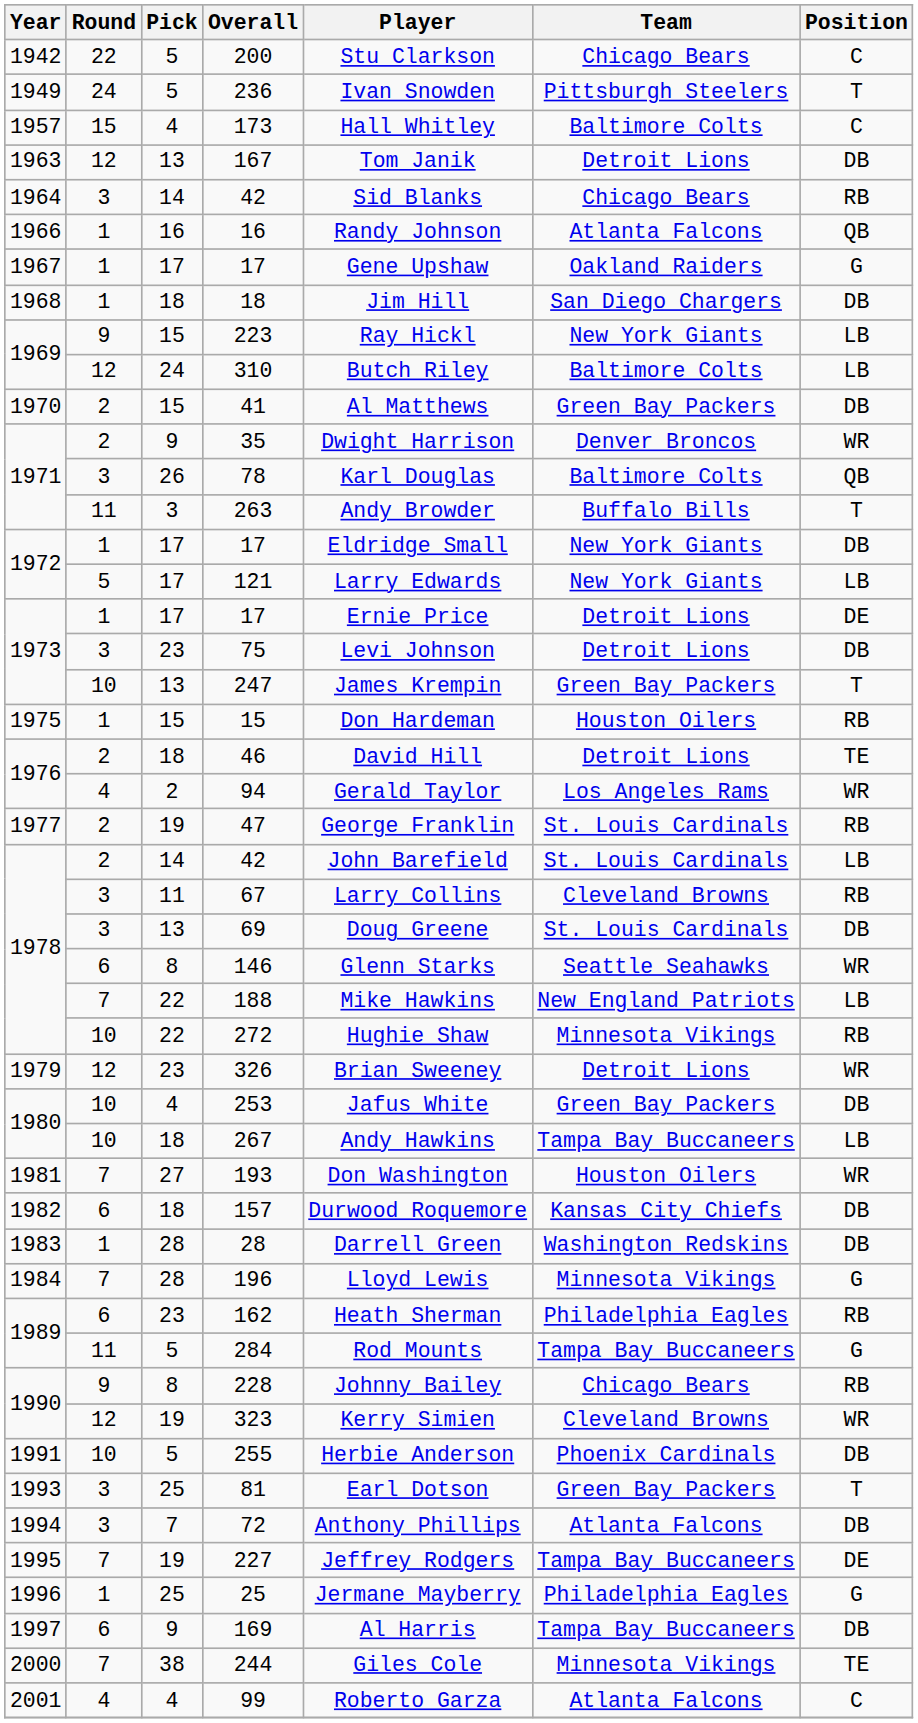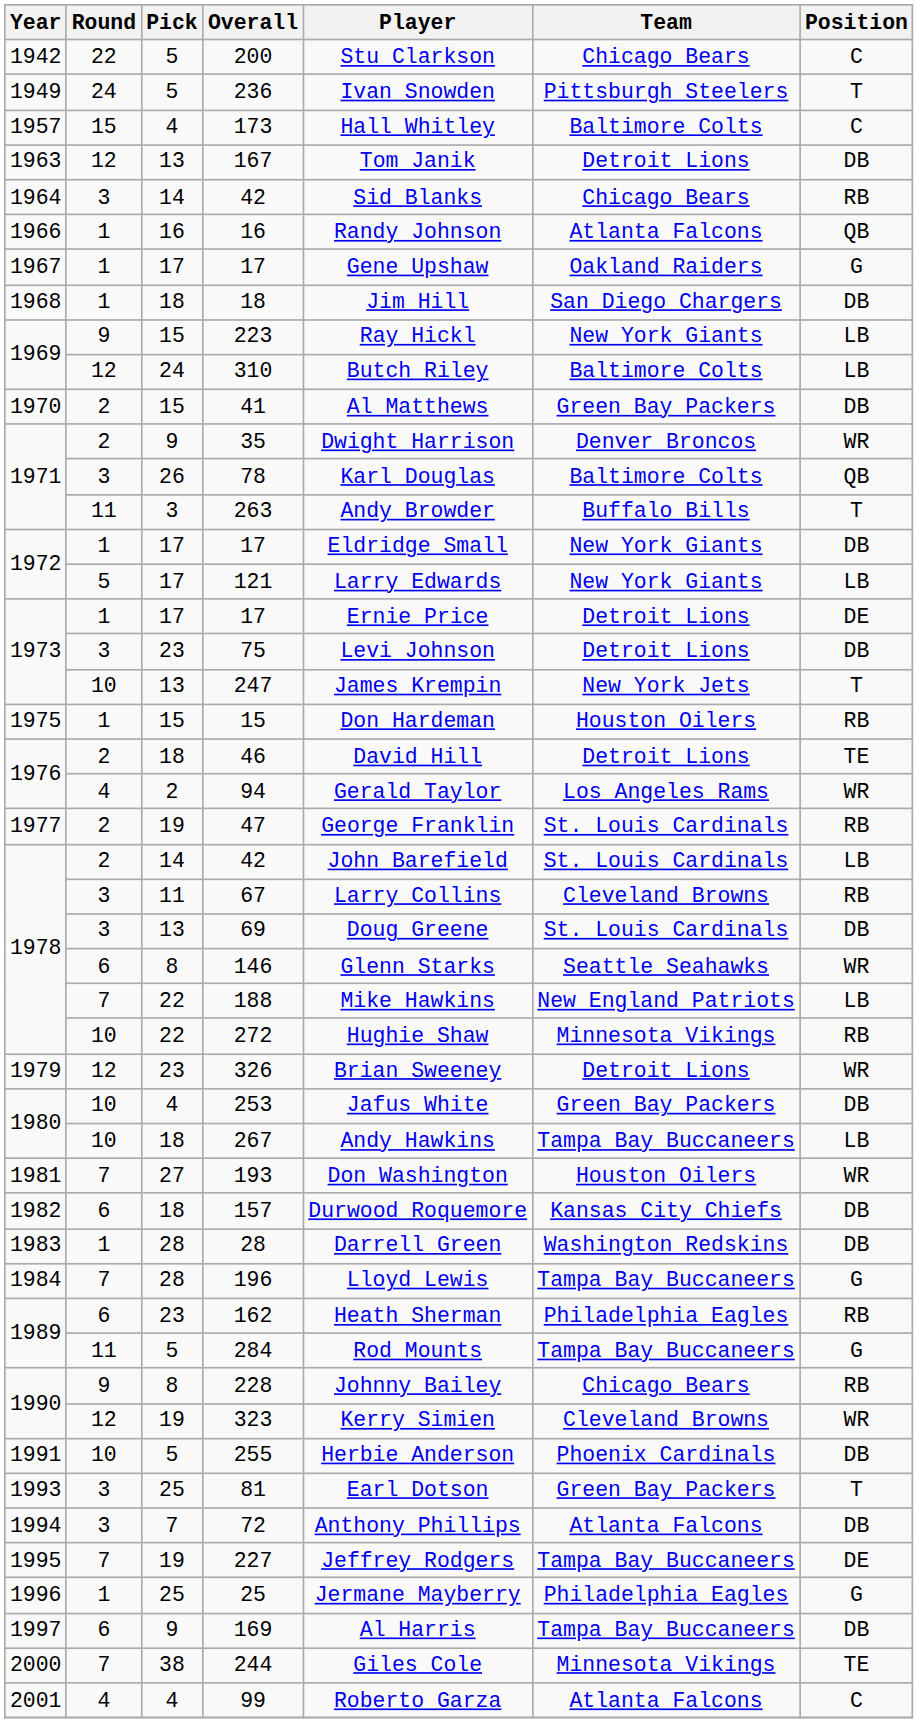(666, 687) Green Bay Packers -> (666, 687) New York Jets
(666, 1281) Minnesota Vikings -> (666, 1281) Tampa Bay Buccaneers
